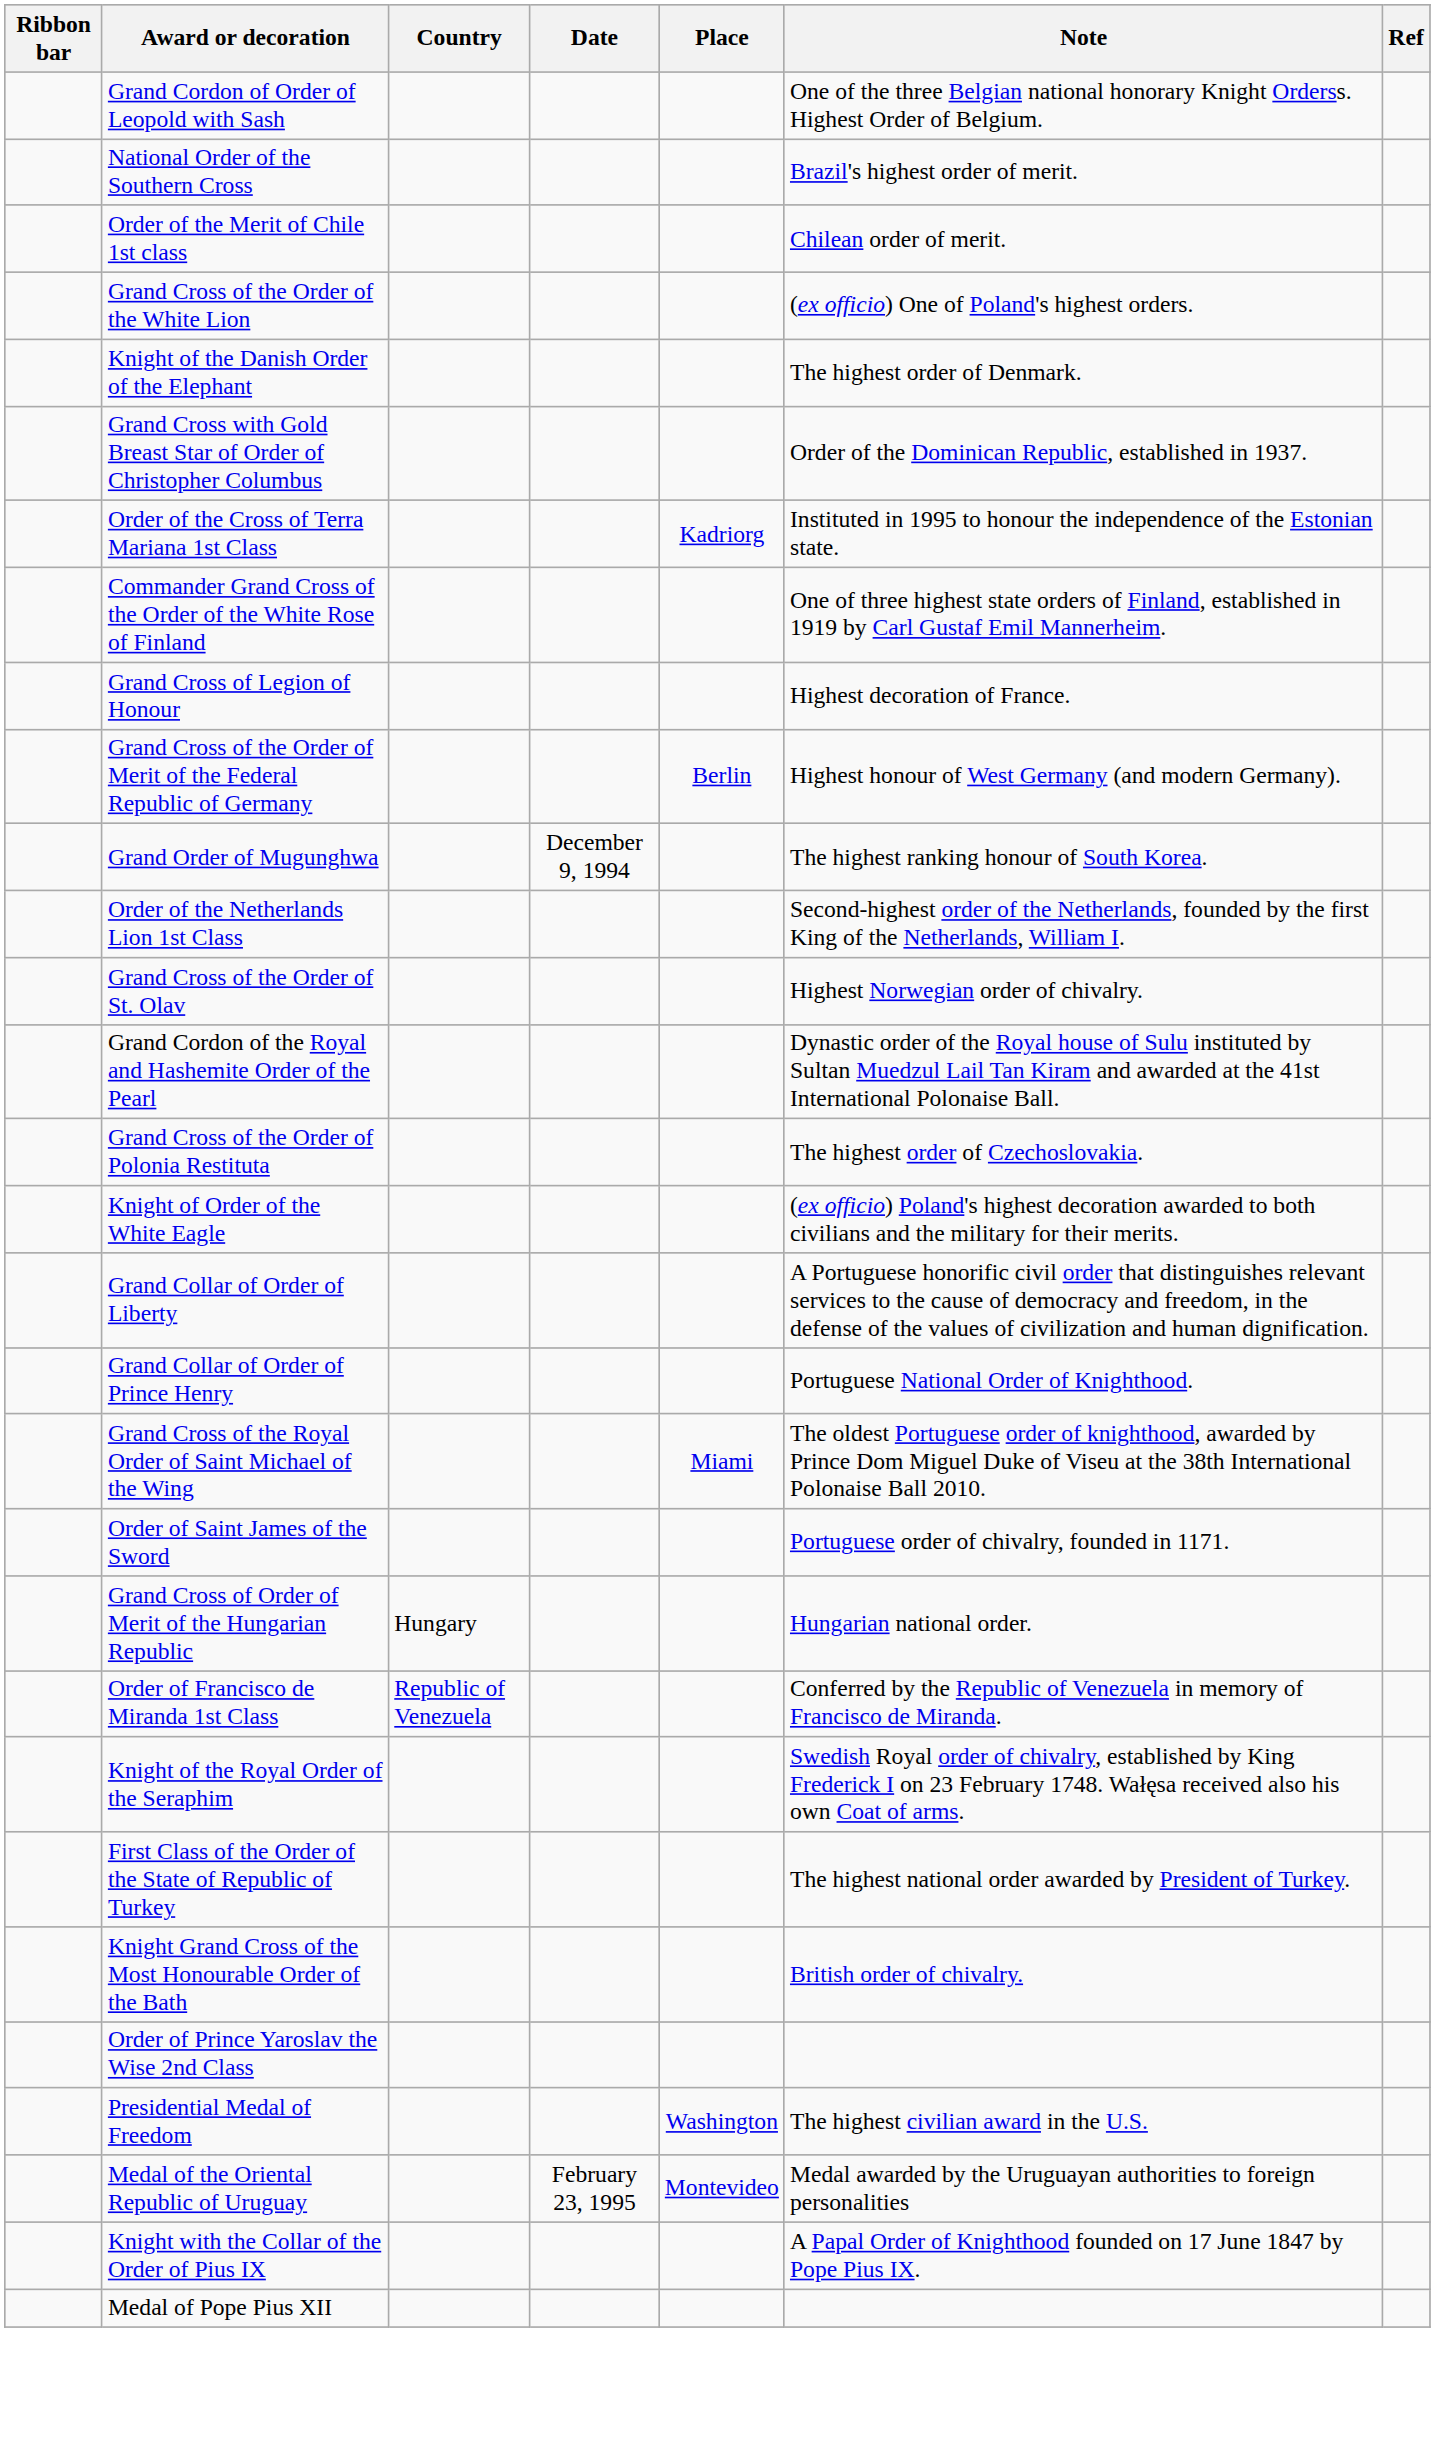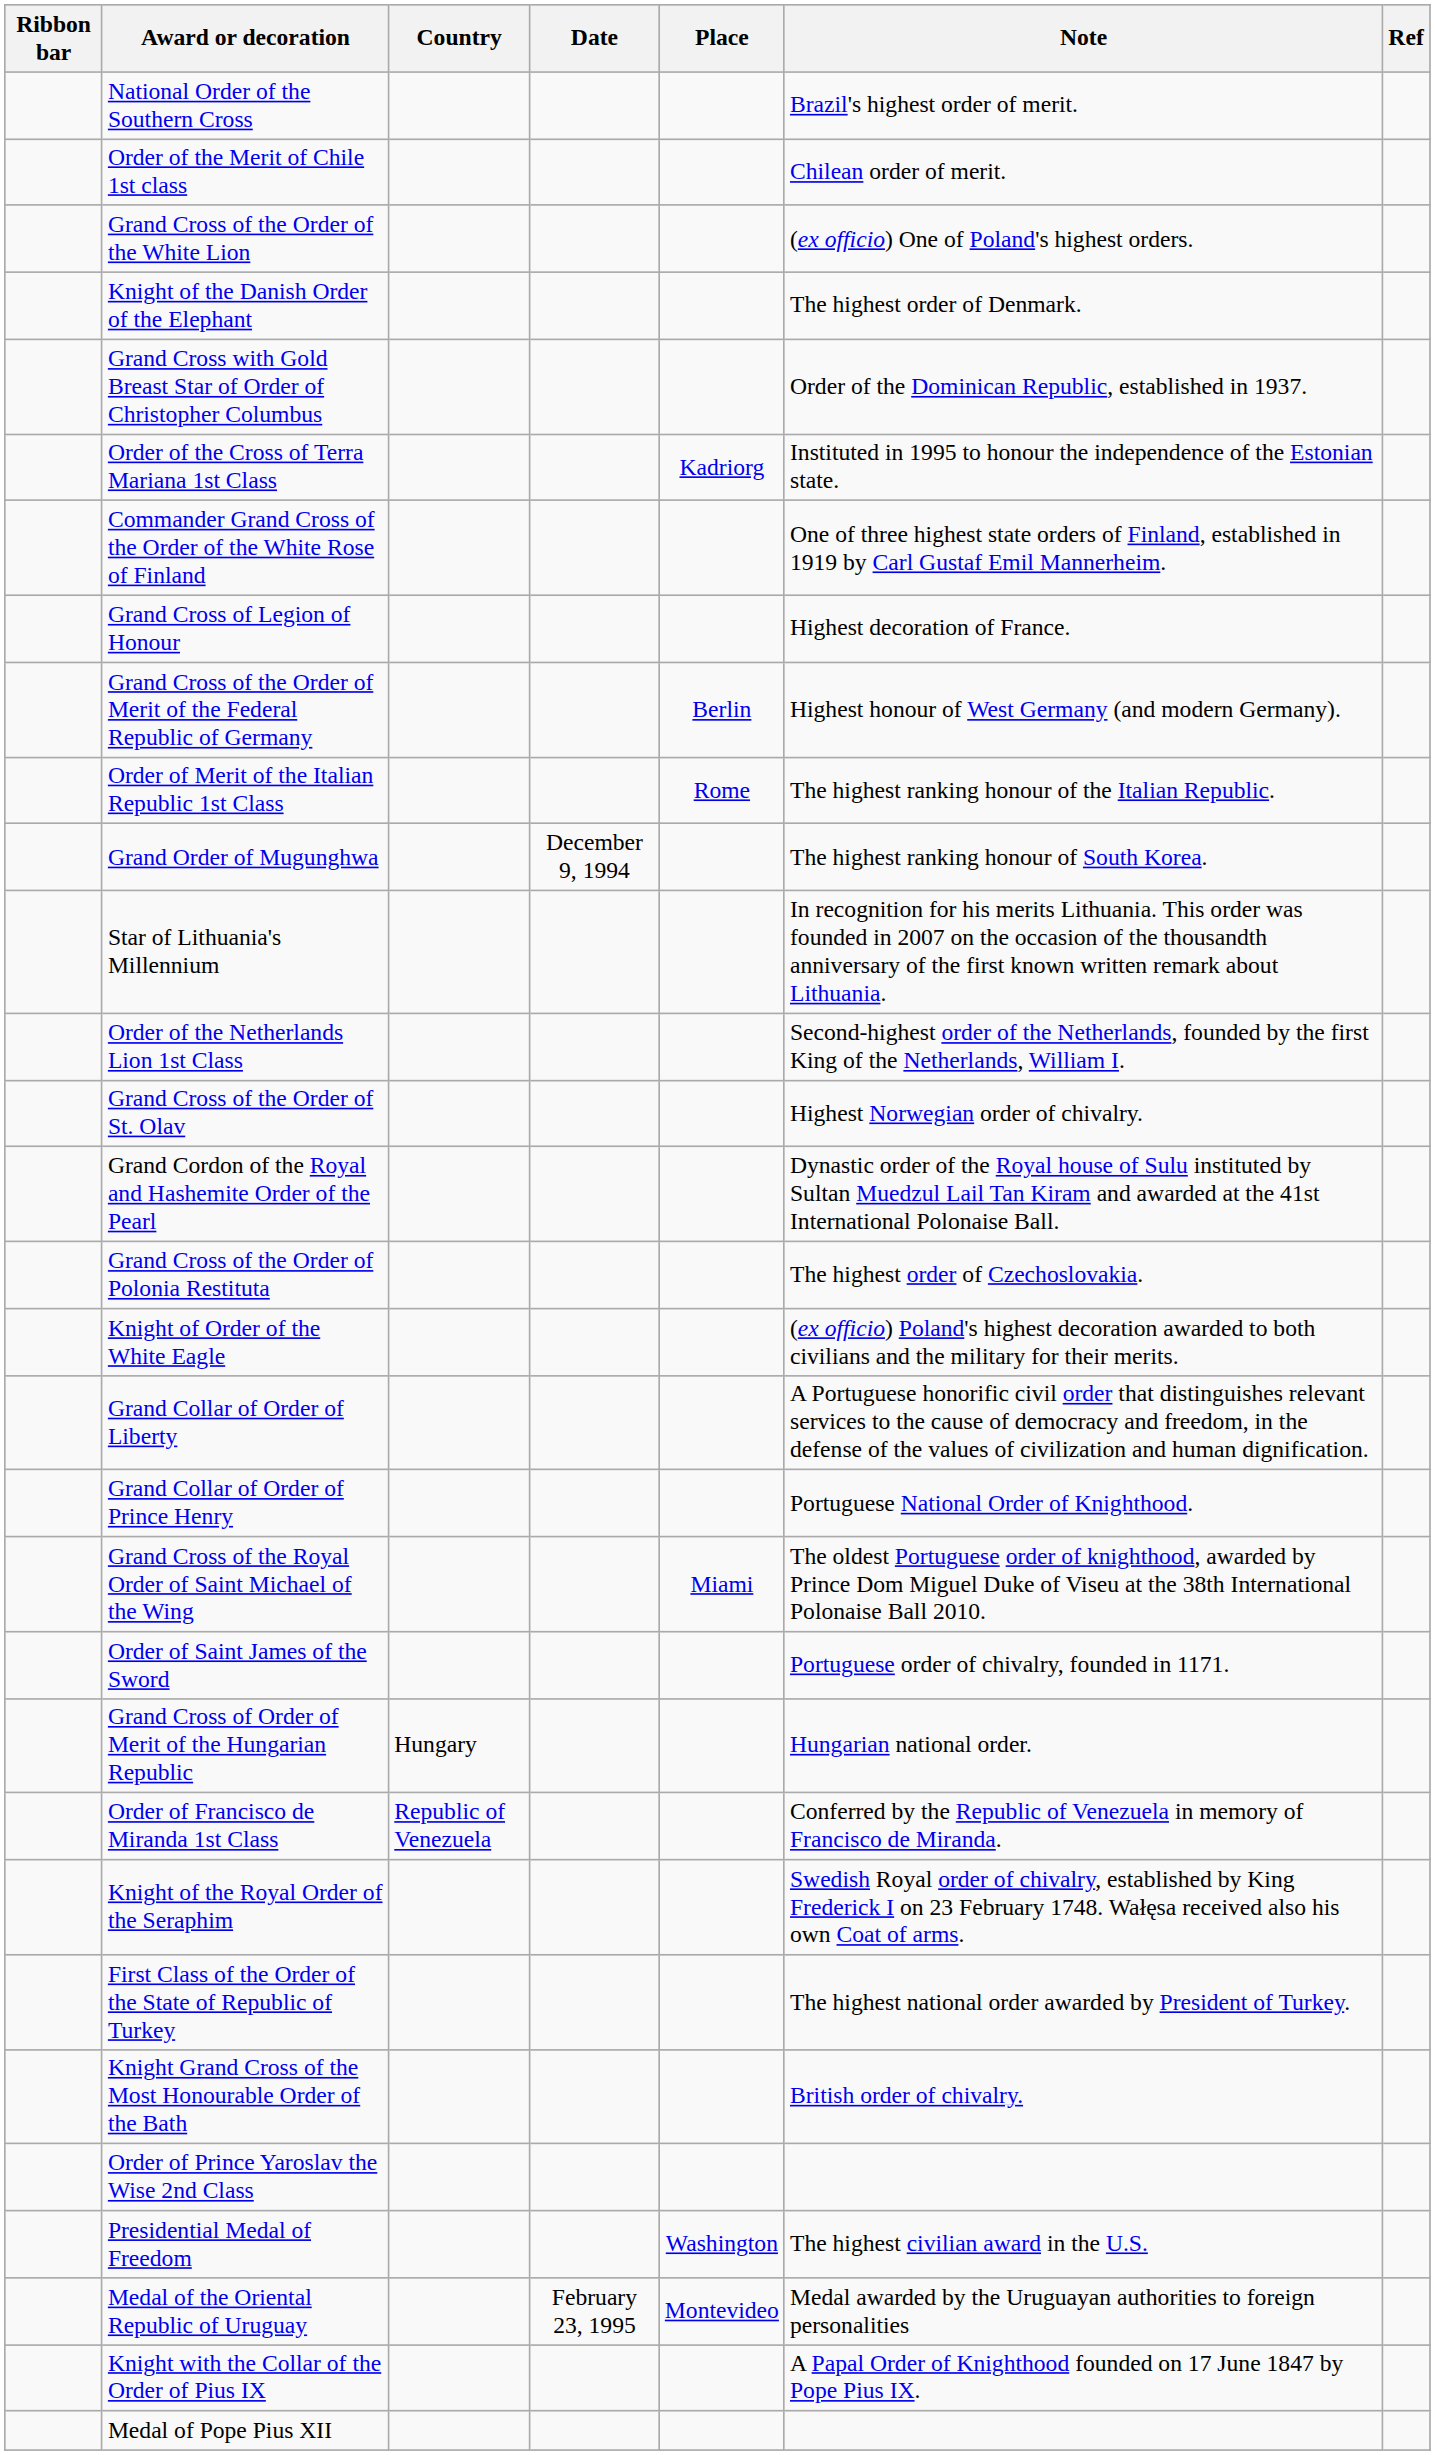- row: (232, 105)
+ row: (241, 790)
+ row: (195, 951)
